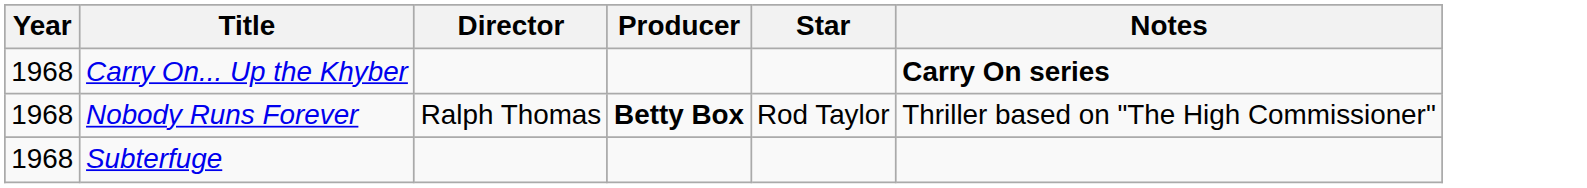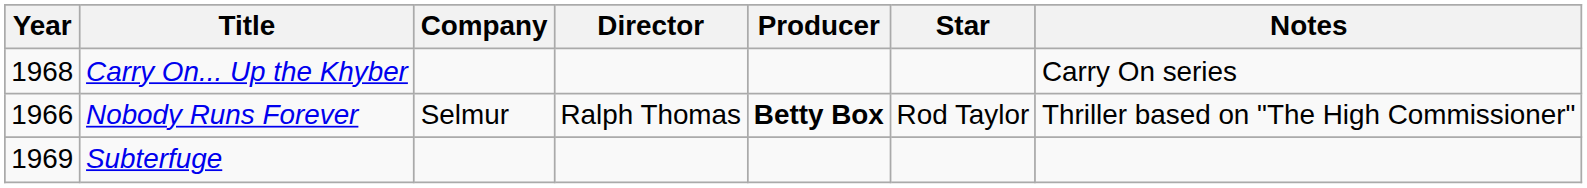+ column: (484, 26)
(1006, 70) bold -> (1139, 70) normal
(42, 114) 1968 -> (42, 114) 1966
(42, 159) 1968 -> (42, 159) 1969
